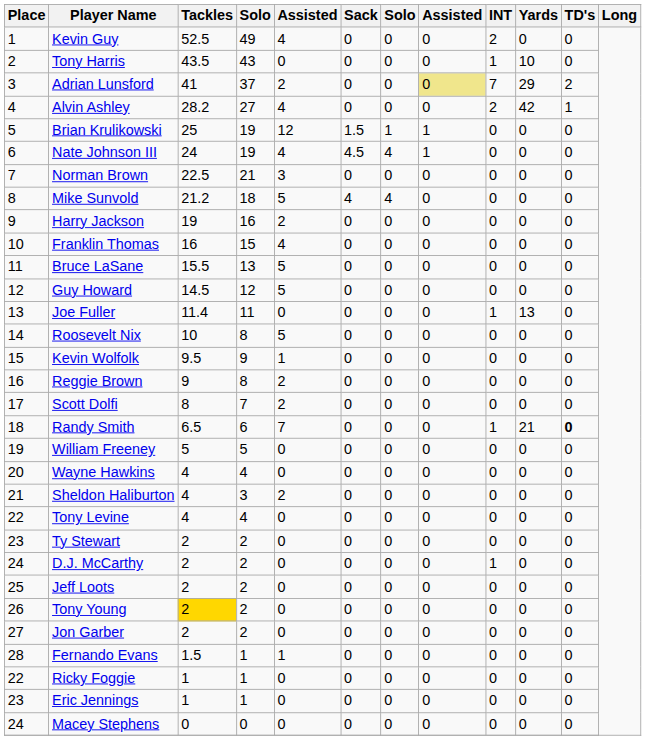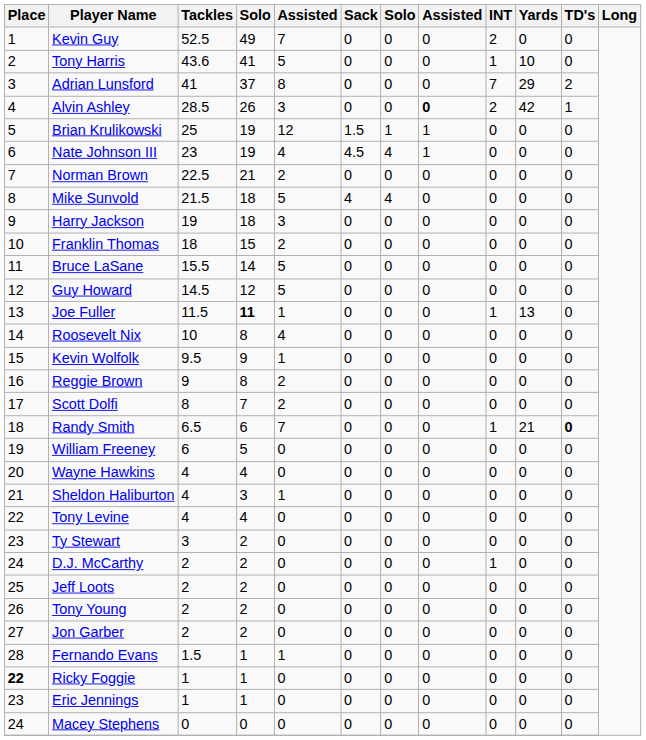(281, 38) 4 -> (281, 38) 7
(195, 61) 43.5 -> (195, 61) 43.6
(248, 61) 43 -> (248, 61) 41
(281, 61) 0 -> (281, 61) 5
(281, 84) 2 -> (281, 84) 8
(426, 84) khaki background -> (426, 84) no background
(195, 107) 28.2 -> (195, 107) 28.5
(248, 107) 27 -> (248, 107) 26
(281, 107) 4 -> (281, 107) 3
(426, 107) normal -> (426, 107) bold
(189, 152) 24 -> (189, 152) 23
(281, 175) 3 -> (281, 175) 2
(195, 198) 21.2 -> (195, 198) 21.5
(248, 221) 16 -> (248, 221) 18
(281, 221) 2 -> (281, 221) 3
(189, 244) 16 -> (189, 244) 18
(281, 244) 4 -> (281, 244) 2
(248, 267) 13 -> (248, 267) 14
(195, 312) 11.4 -> (195, 312) 11.5
(247, 312) normal -> (247, 312) bold
(281, 312) 0 -> (281, 312) 1
(281, 335) 5 -> (281, 335) 4
(185, 449) 5 -> (185, 449) 6
(281, 495) 2 -> (281, 495) 1
(185, 541) 2 -> (185, 541) 3
(185, 609) gold background -> (185, 609) no background
(16, 678) normal -> (16, 678) bold
